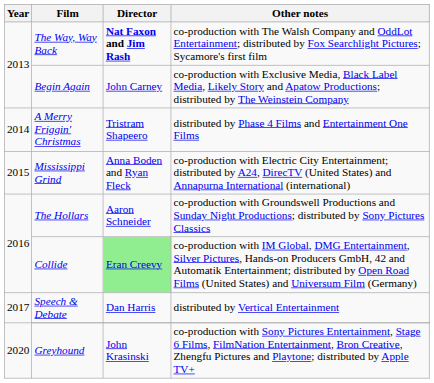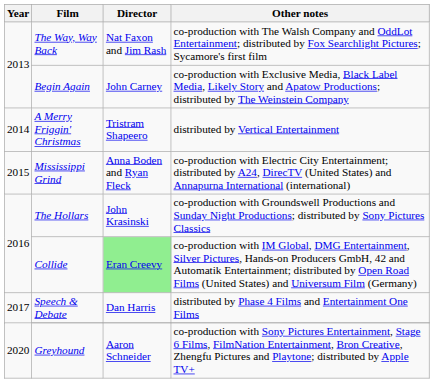(131, 43) bold -> (136, 43) normal
(291, 129) distributed by Phase 4 Films and Entertainment One Films -> (256, 129) distributed by Vertical Entertainment
(128, 215) Aaron Schneider -> (127, 215) John Krasinski
(256, 307) distributed by Vertical Entertainment -> (291, 307) distributed by Phase 4 Films and Entertainment One Films
(127, 350) John Krasinski -> (128, 350) Aaron Schneider
